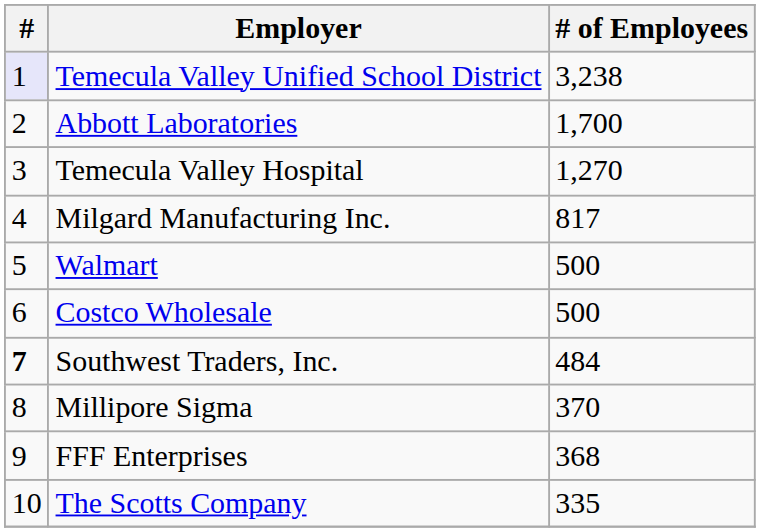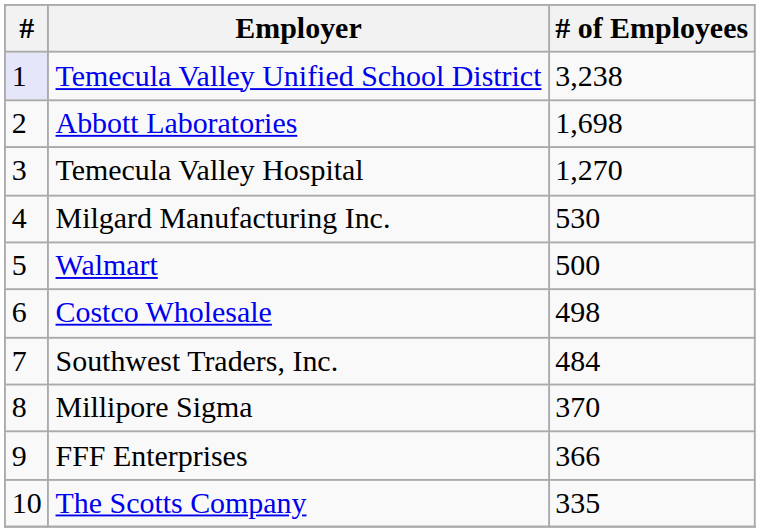(589, 123) 1,700 -> (589, 123) 1,698
(578, 218) 817 -> (578, 218) 530
(578, 312) 500 -> (578, 312) 498
(19, 360) bold -> (19, 360) normal
(578, 455) 368 -> (578, 455) 366
